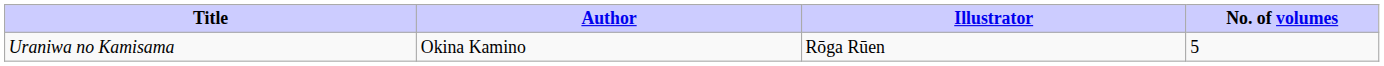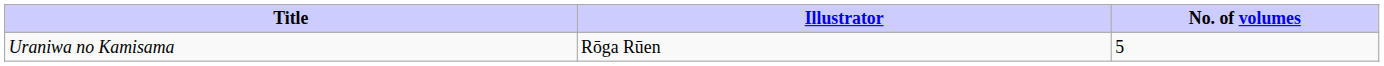- column: (609, 18)
